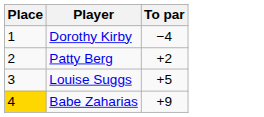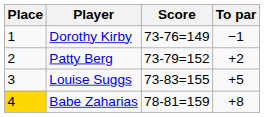+ column: (177, 15)
(164, 36) −4 -> (236, 36) −1
(164, 101) +9 -> (236, 101) +8
